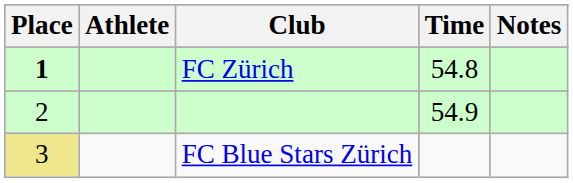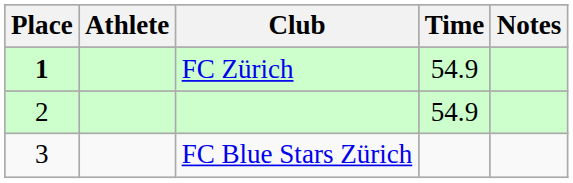(454, 68) 54.8 -> (454, 68) 54.9
(42, 154) khaki background -> (42, 154) no background
